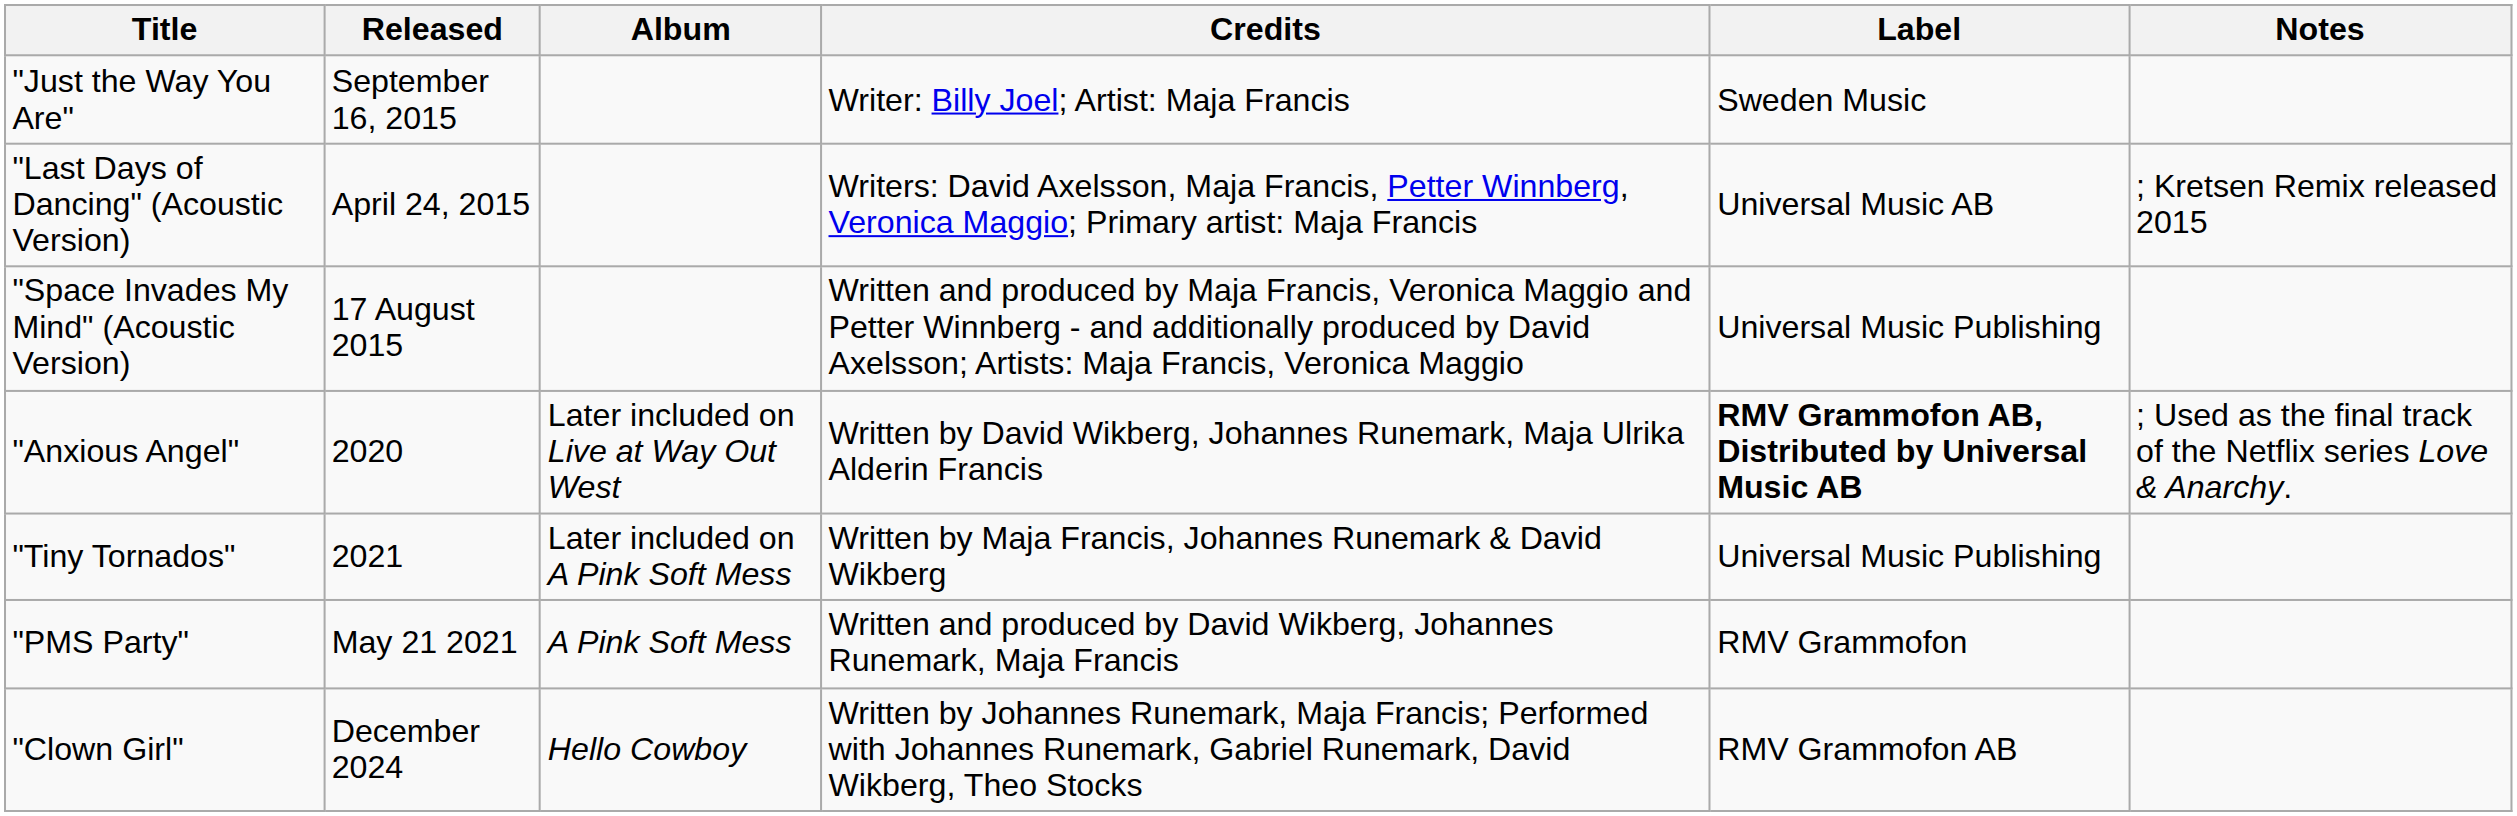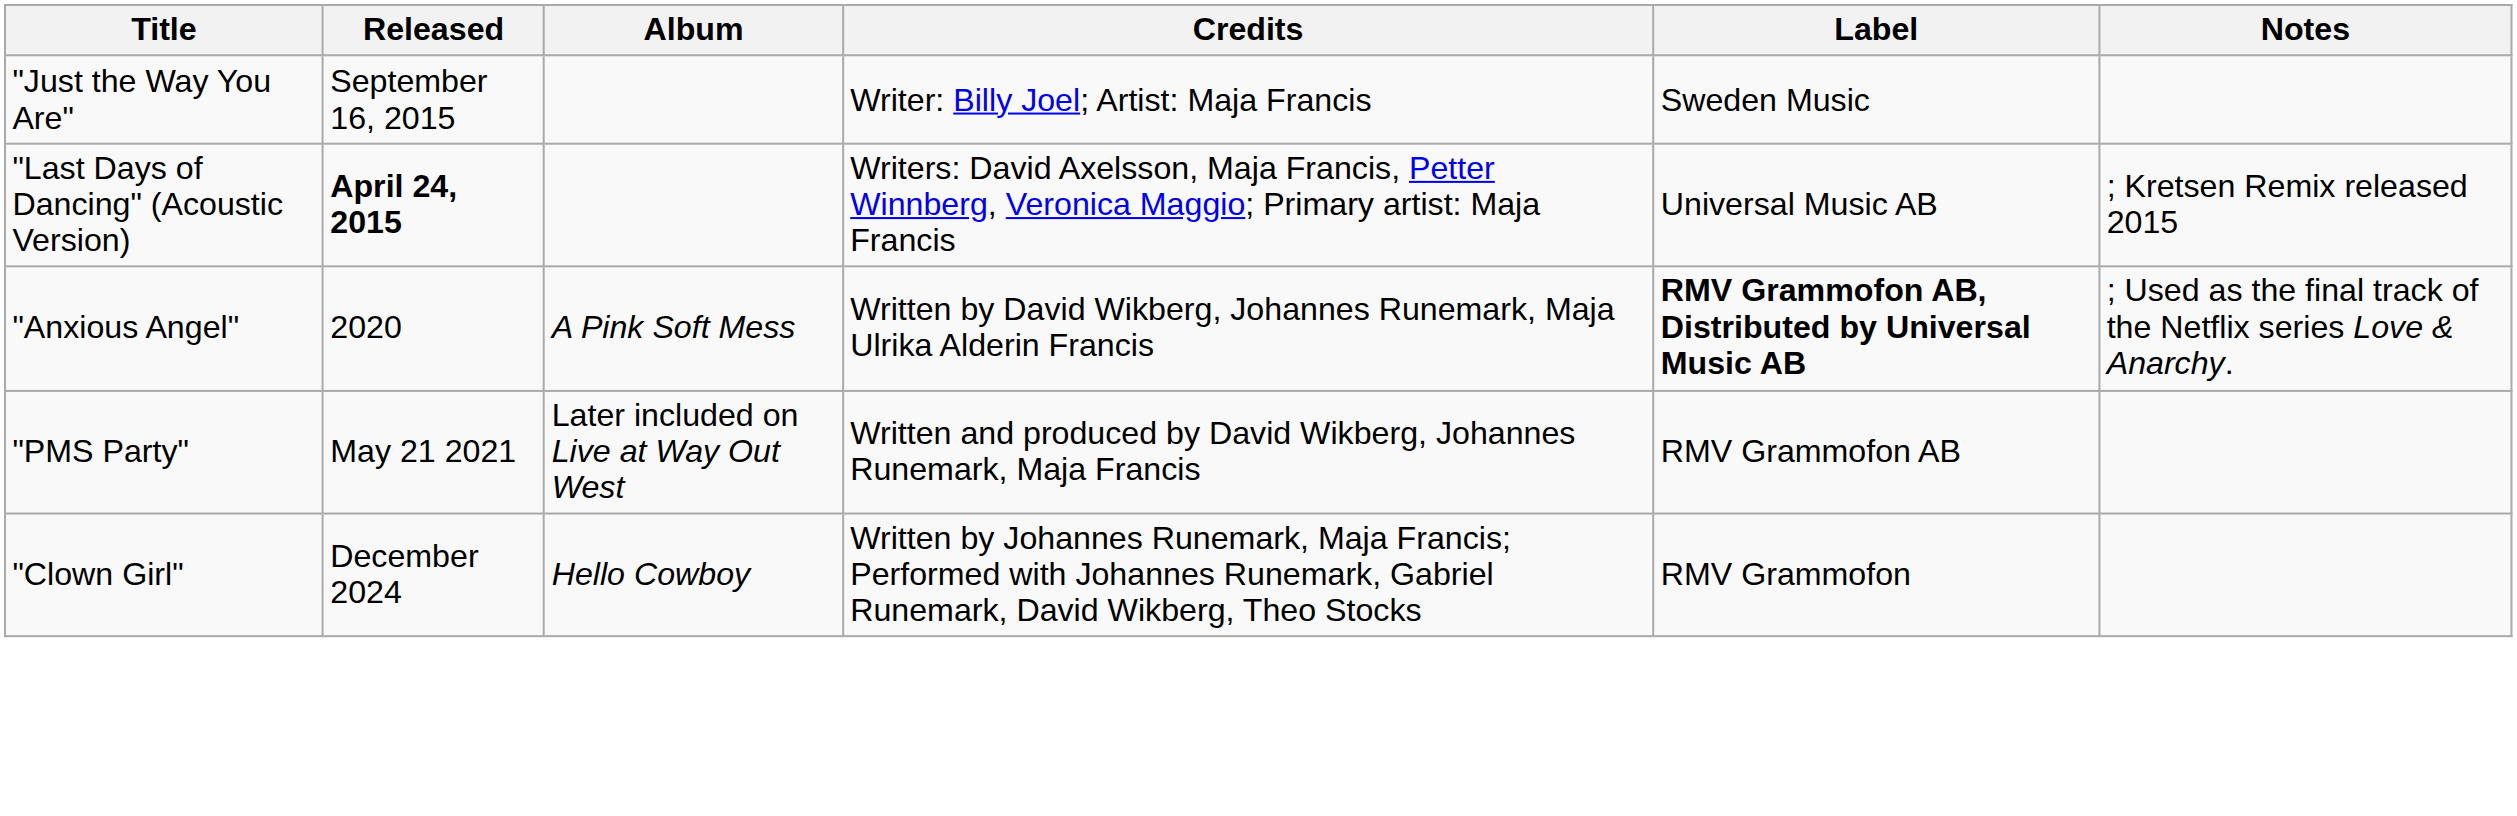(431, 204) normal -> (394, 204) bold
- row: (150, 327)
(671, 451) Later included on Live at Way Out West -> (674, 327) A Pink Soft Mess
- row: (124, 556)
(670, 643) A Pink Soft Mess -> (675, 451) Later included on Live at Way Out West
(1842, 643) RMV Grammofon -> (1811, 451) RMV Grammofon AB
(1867, 748) RMV Grammofon AB -> (1786, 574) RMV Grammofon
